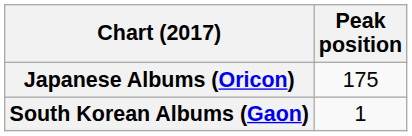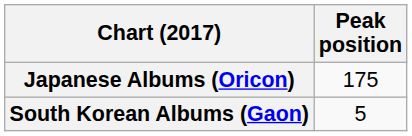(361, 113) 1 -> (361, 113) 5
